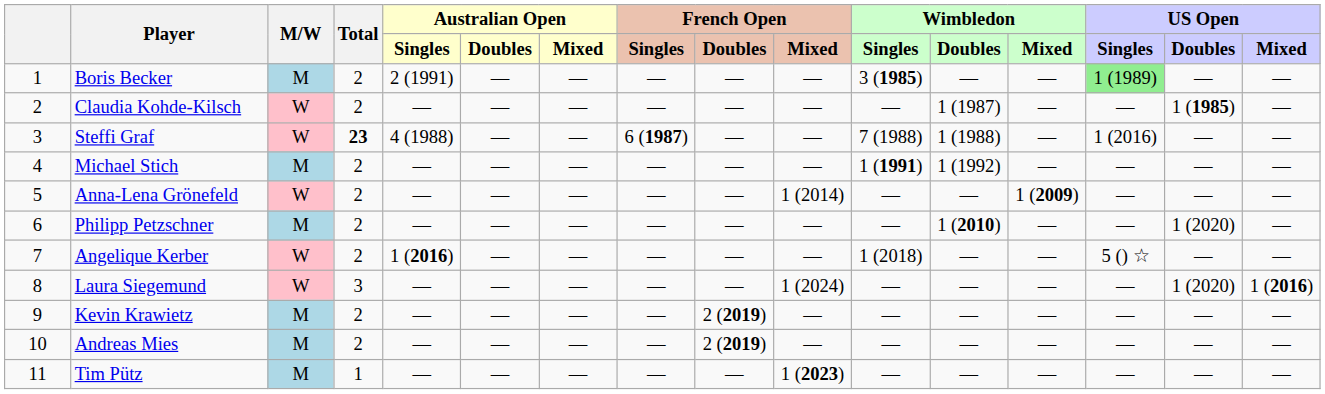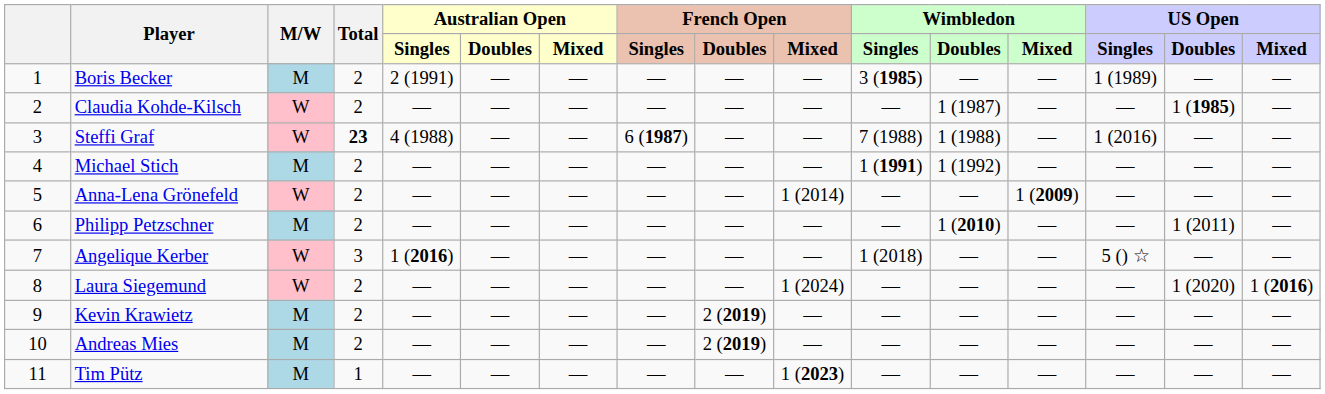(1125, 78) lightgreen background -> (1125, 78) no background
(1203, 225) 1 (2020) -> (1203, 225) 1 (2011)
(358, 255) 2 -> (358, 255) 3
(358, 285) 3 -> (358, 285) 2
